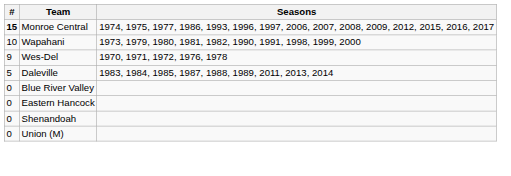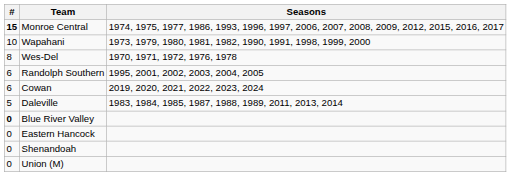(9, 57) 9 -> (9, 57) 8
+ row: (63, 73)
+ row: (37, 88)
(9, 88) normal -> (9, 118) bold
